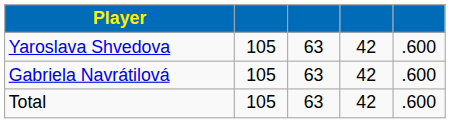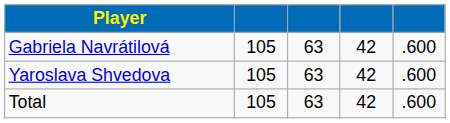rows swapped: (89, 74) <-> (89, 46)
